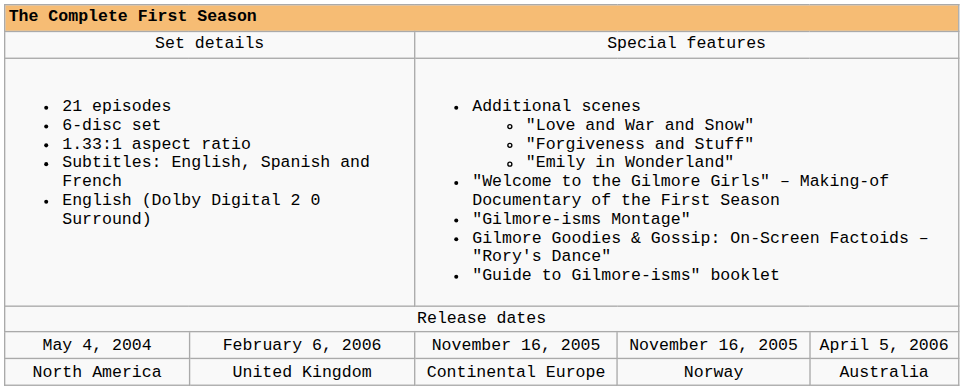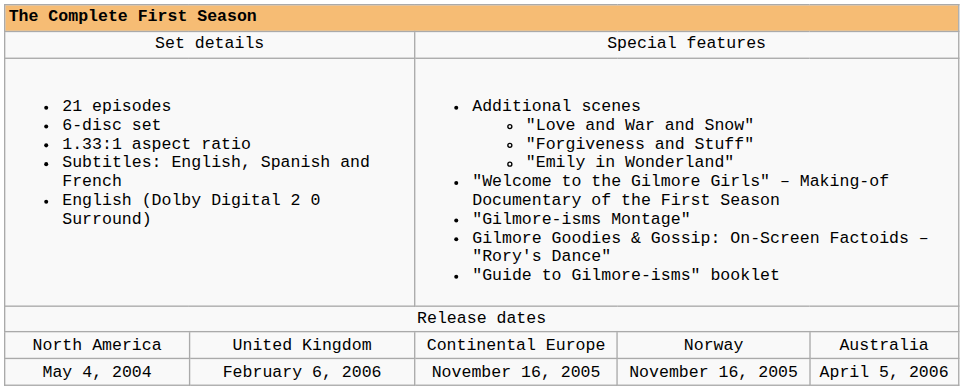rows swapped: (97, 373) <-> (97, 346)
